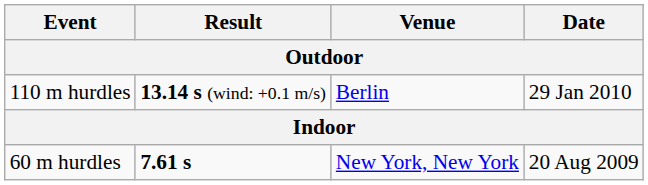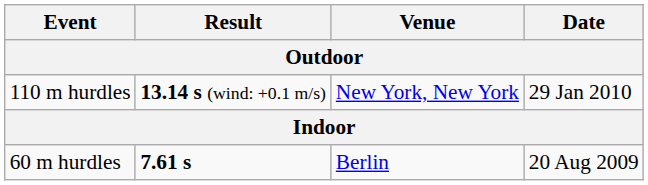(362, 92) Berlin -> (427, 92) New York, New York
(427, 162) New York, New York -> (362, 162) Berlin
